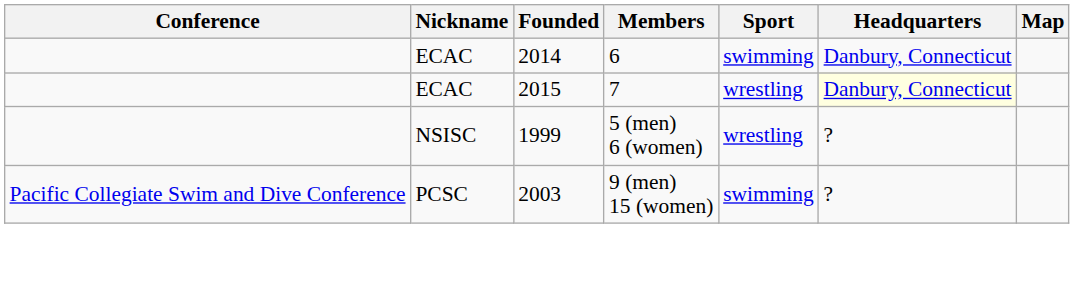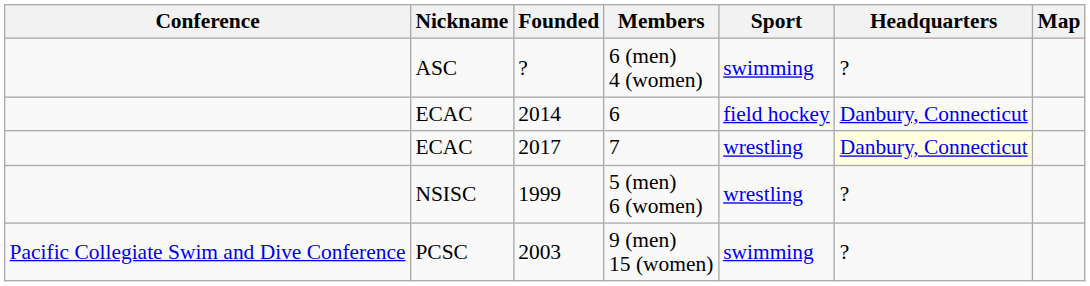+ row: (656, 67)
(768, 55) swimming -> (776, 113) field hockey
(540, 89) 2015 -> (540, 147) 2017
